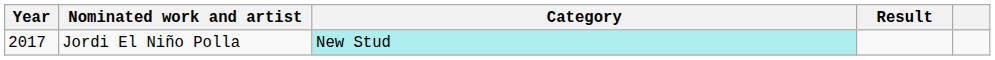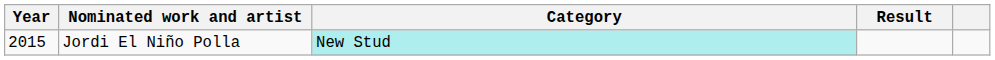(27, 43) 2017 -> (27, 43) 2015
